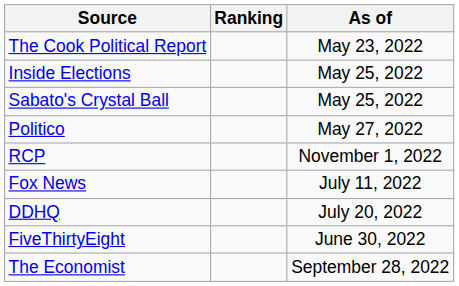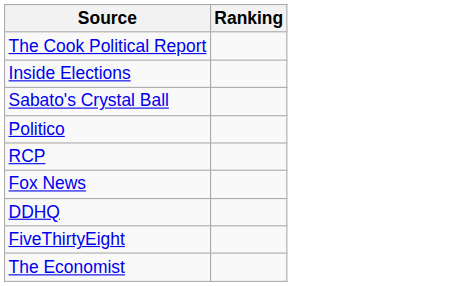- column: (370, 18)
